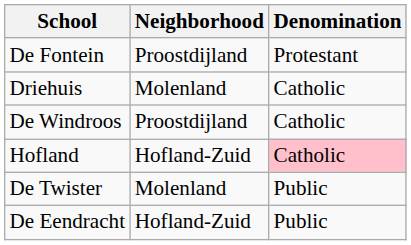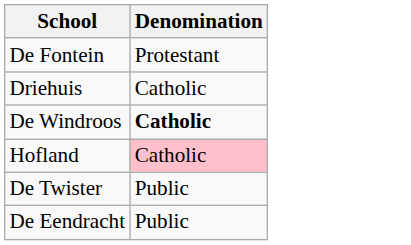- column: (199, 21)
(309, 121) normal -> (173, 121) bold
